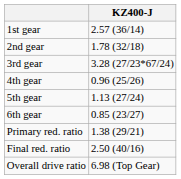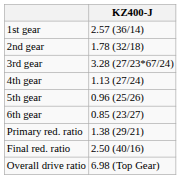(117, 81) 0.96 (25/26) -> (117, 81) 1.13 (27/24)
(117, 98) 1.13 (27/24) -> (117, 98) 0.96 (25/26)
